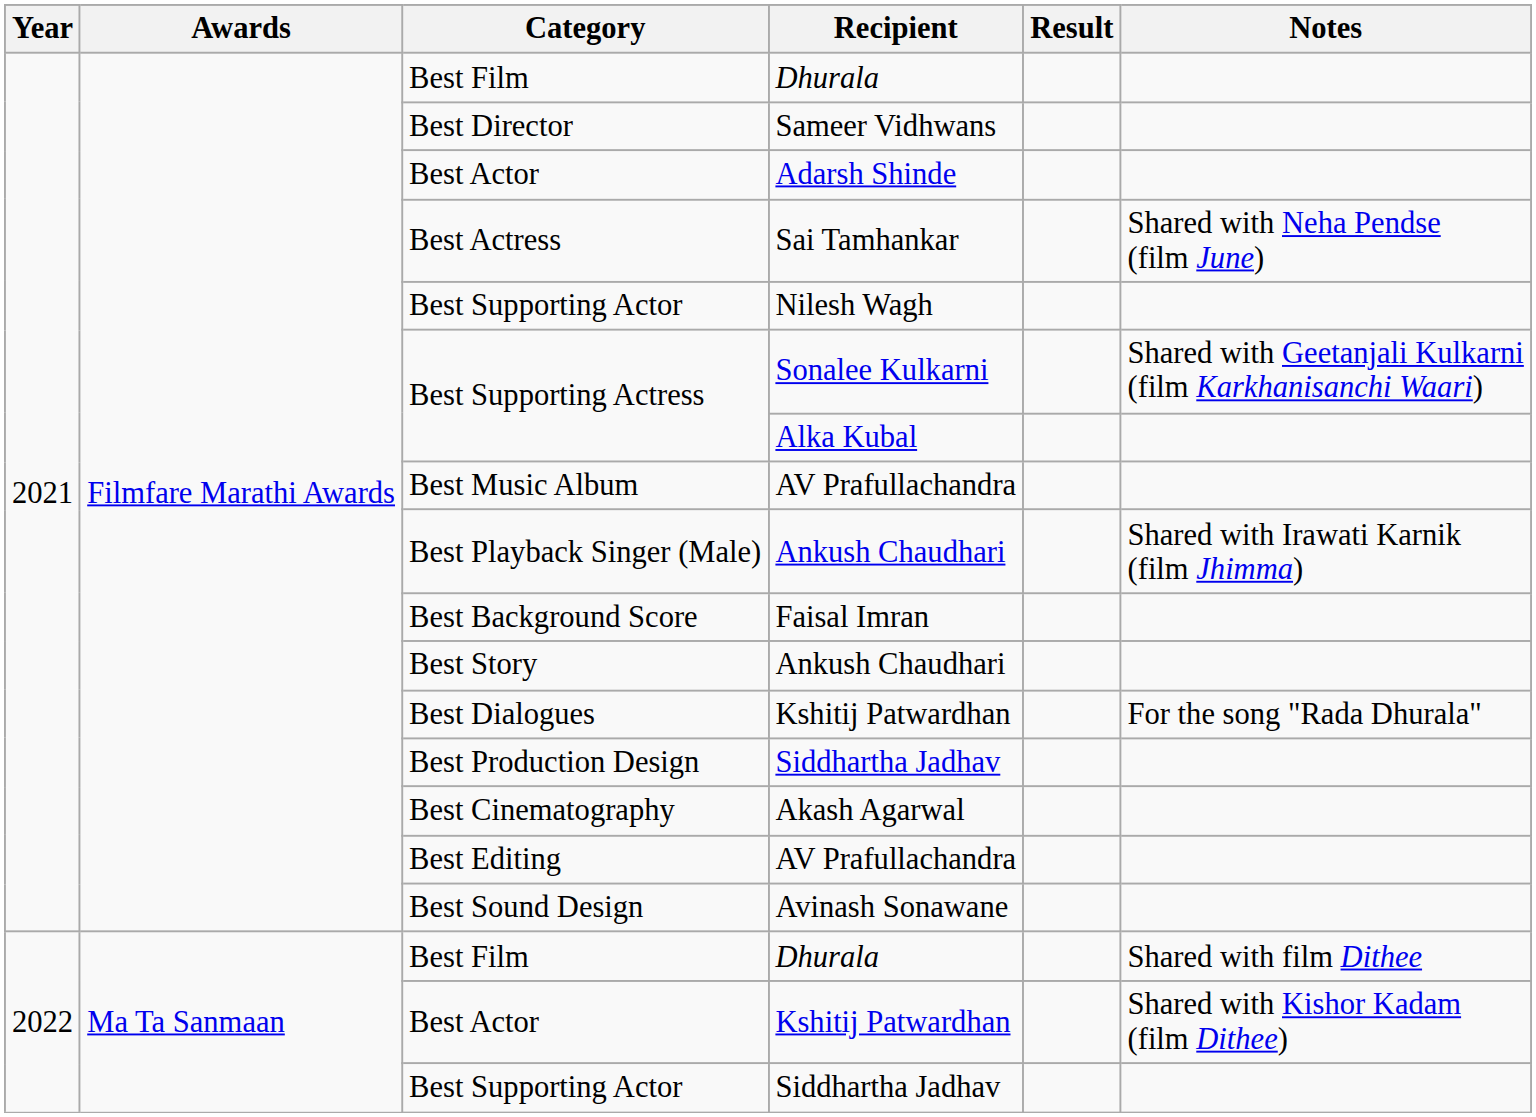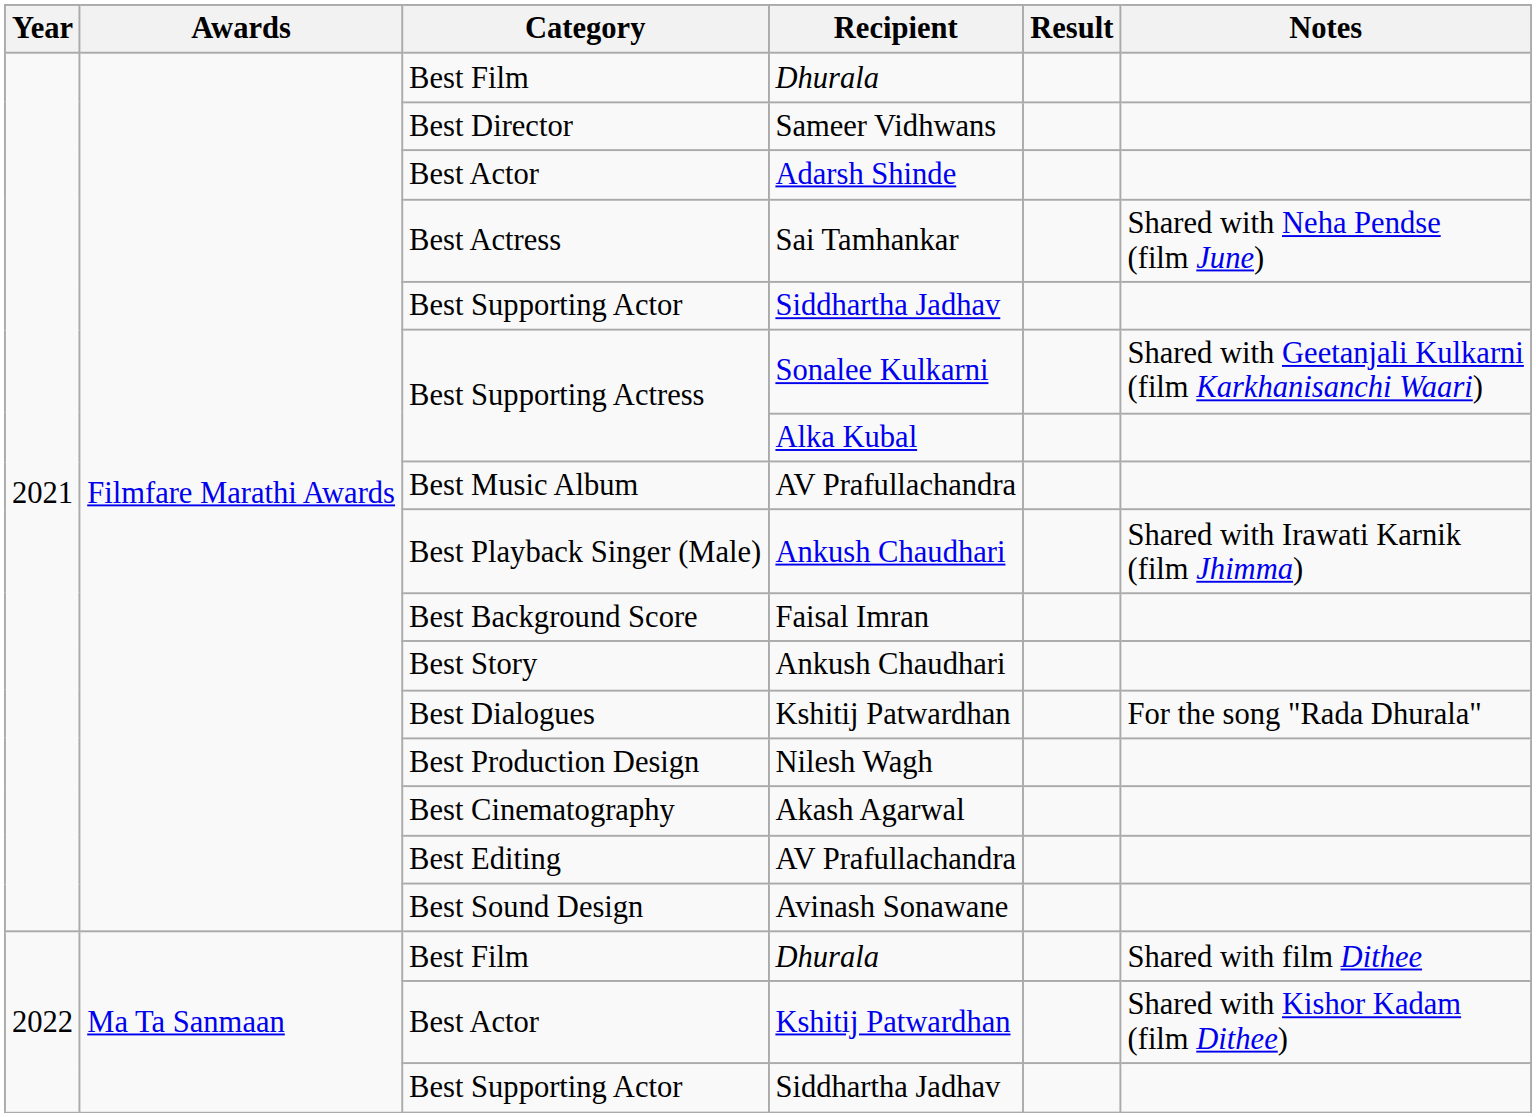(854, 305) Nilesh Wagh -> (888, 305) Siddhartha Jadhav
(888, 761) Siddhartha Jadhav -> (854, 761) Nilesh Wagh
